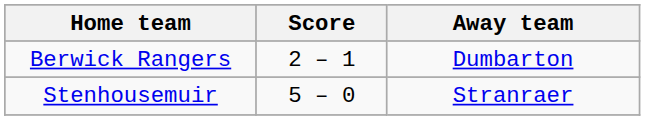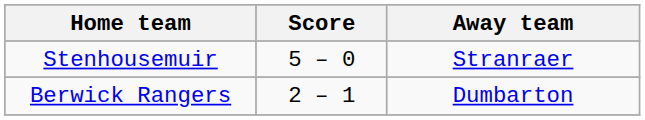rows swapped: (131, 60) <-> (131, 96)
